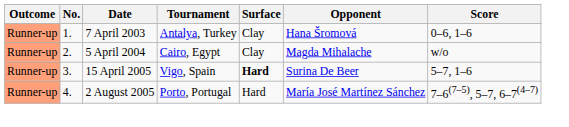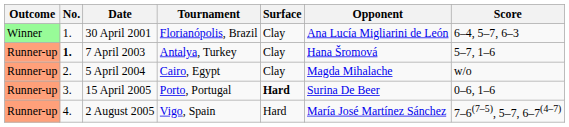+ row: (118, 32)
(67, 32) normal -> (67, 51) bold
(451, 32) 0–6, 1–6 -> (475, 51) 5–7, 1–6
(188, 71) Vigo, Spain -> (196, 90) Porto, Portugal
(451, 71) 5–7, 1–6 -> (475, 90) 0–6, 1–6
(196, 91) Porto, Portugal -> (188, 110) Vigo, Spain
